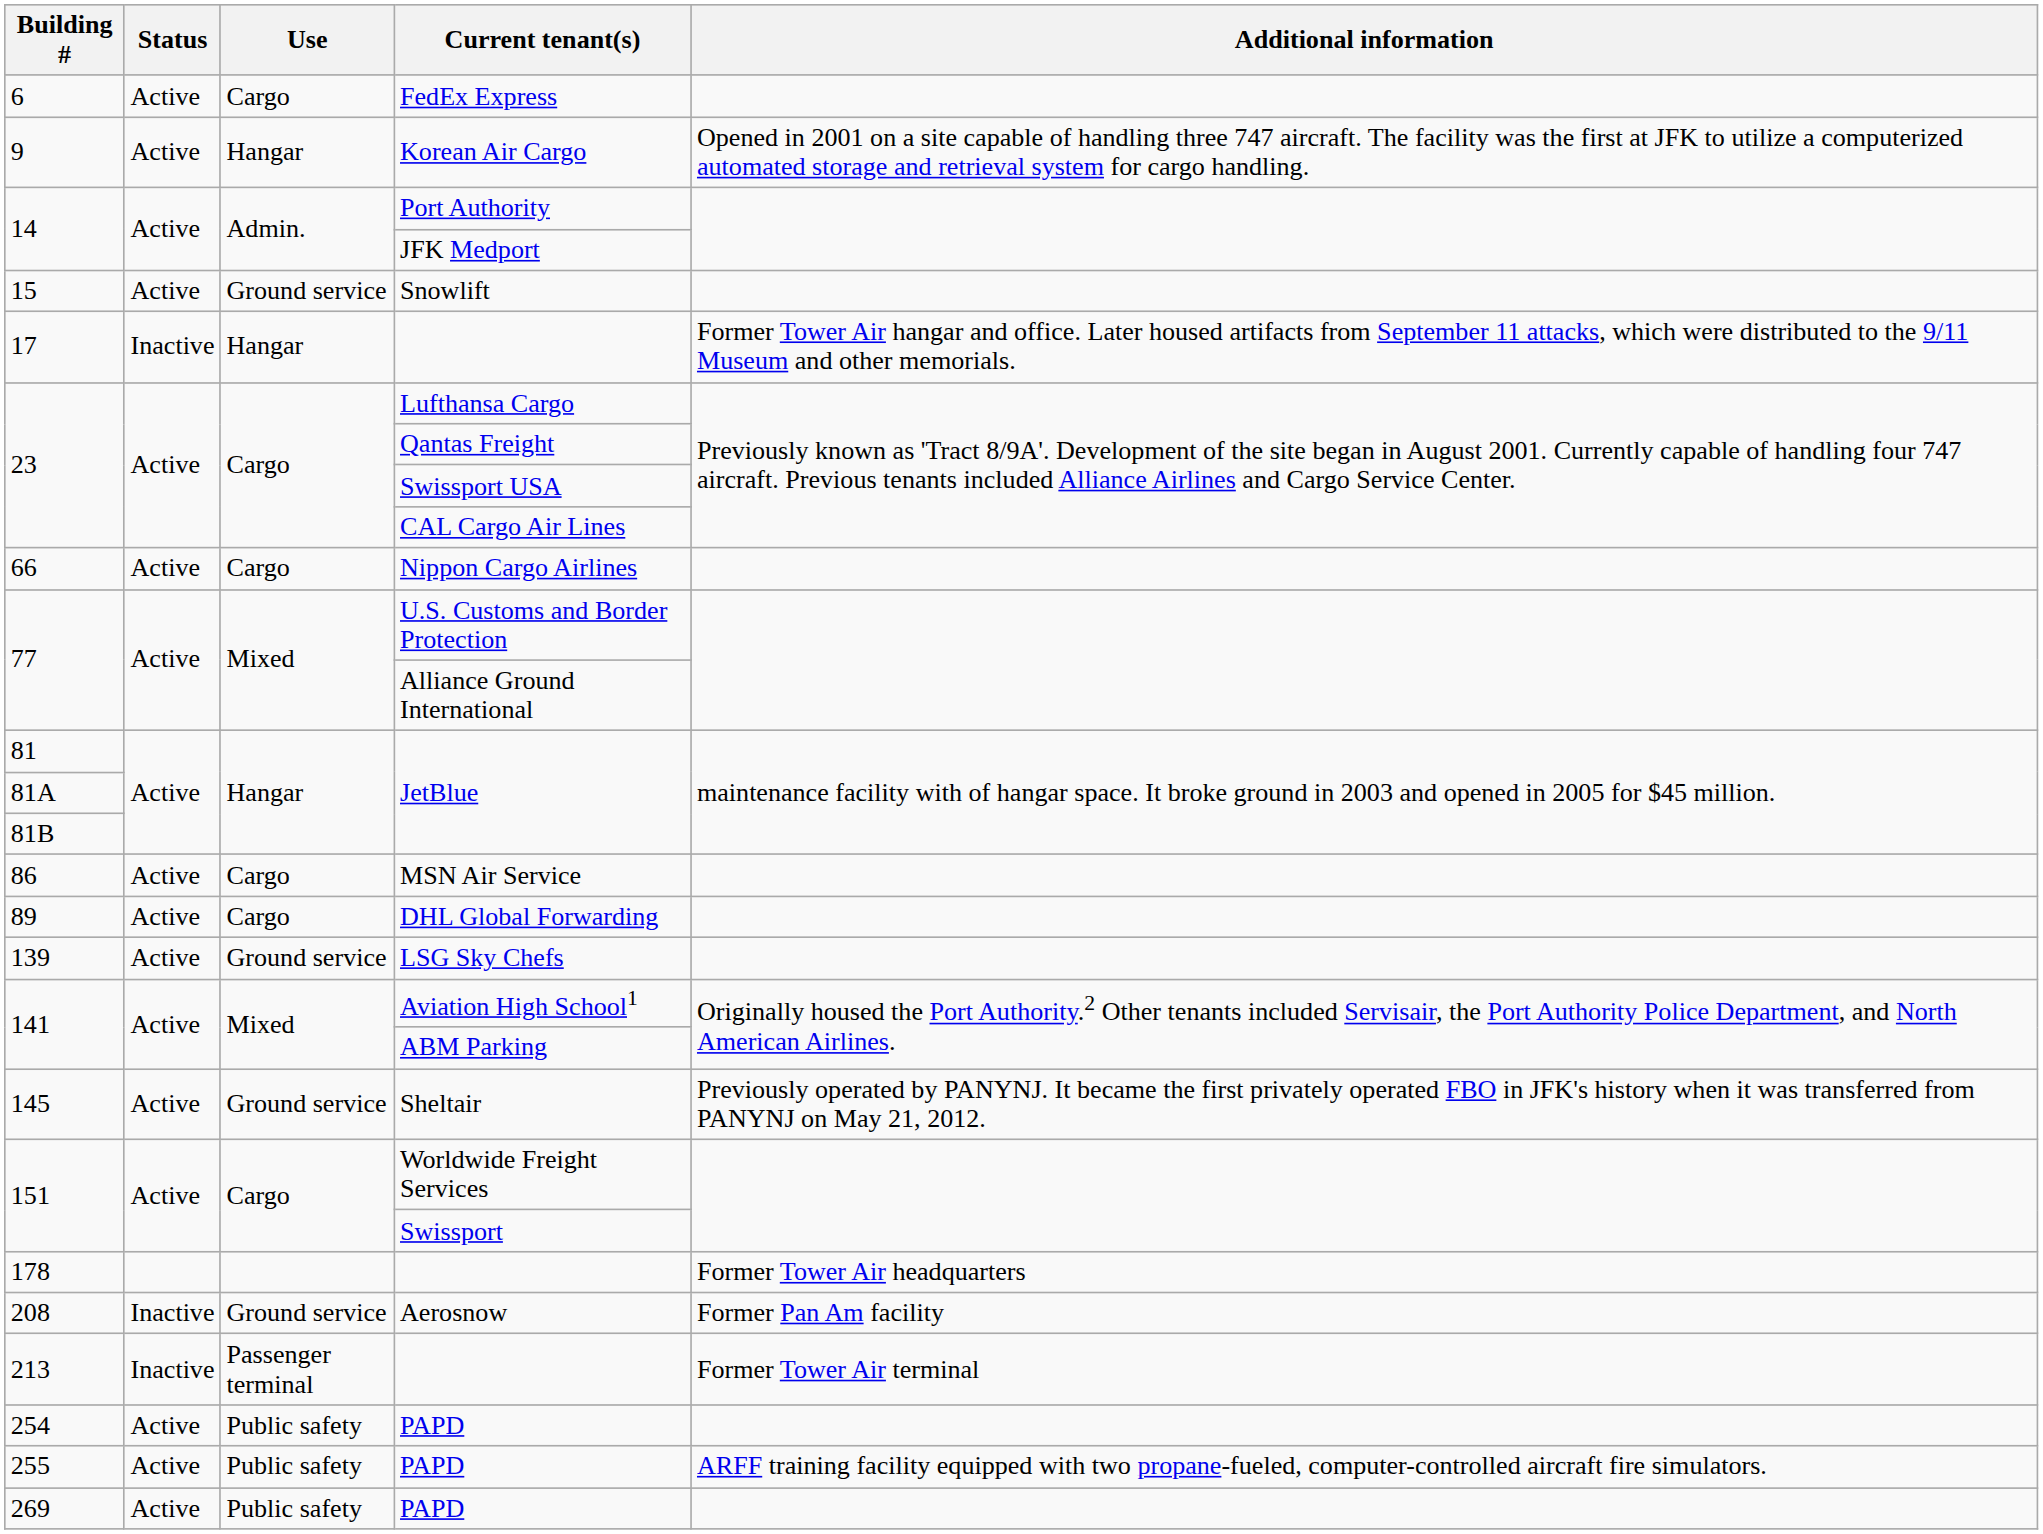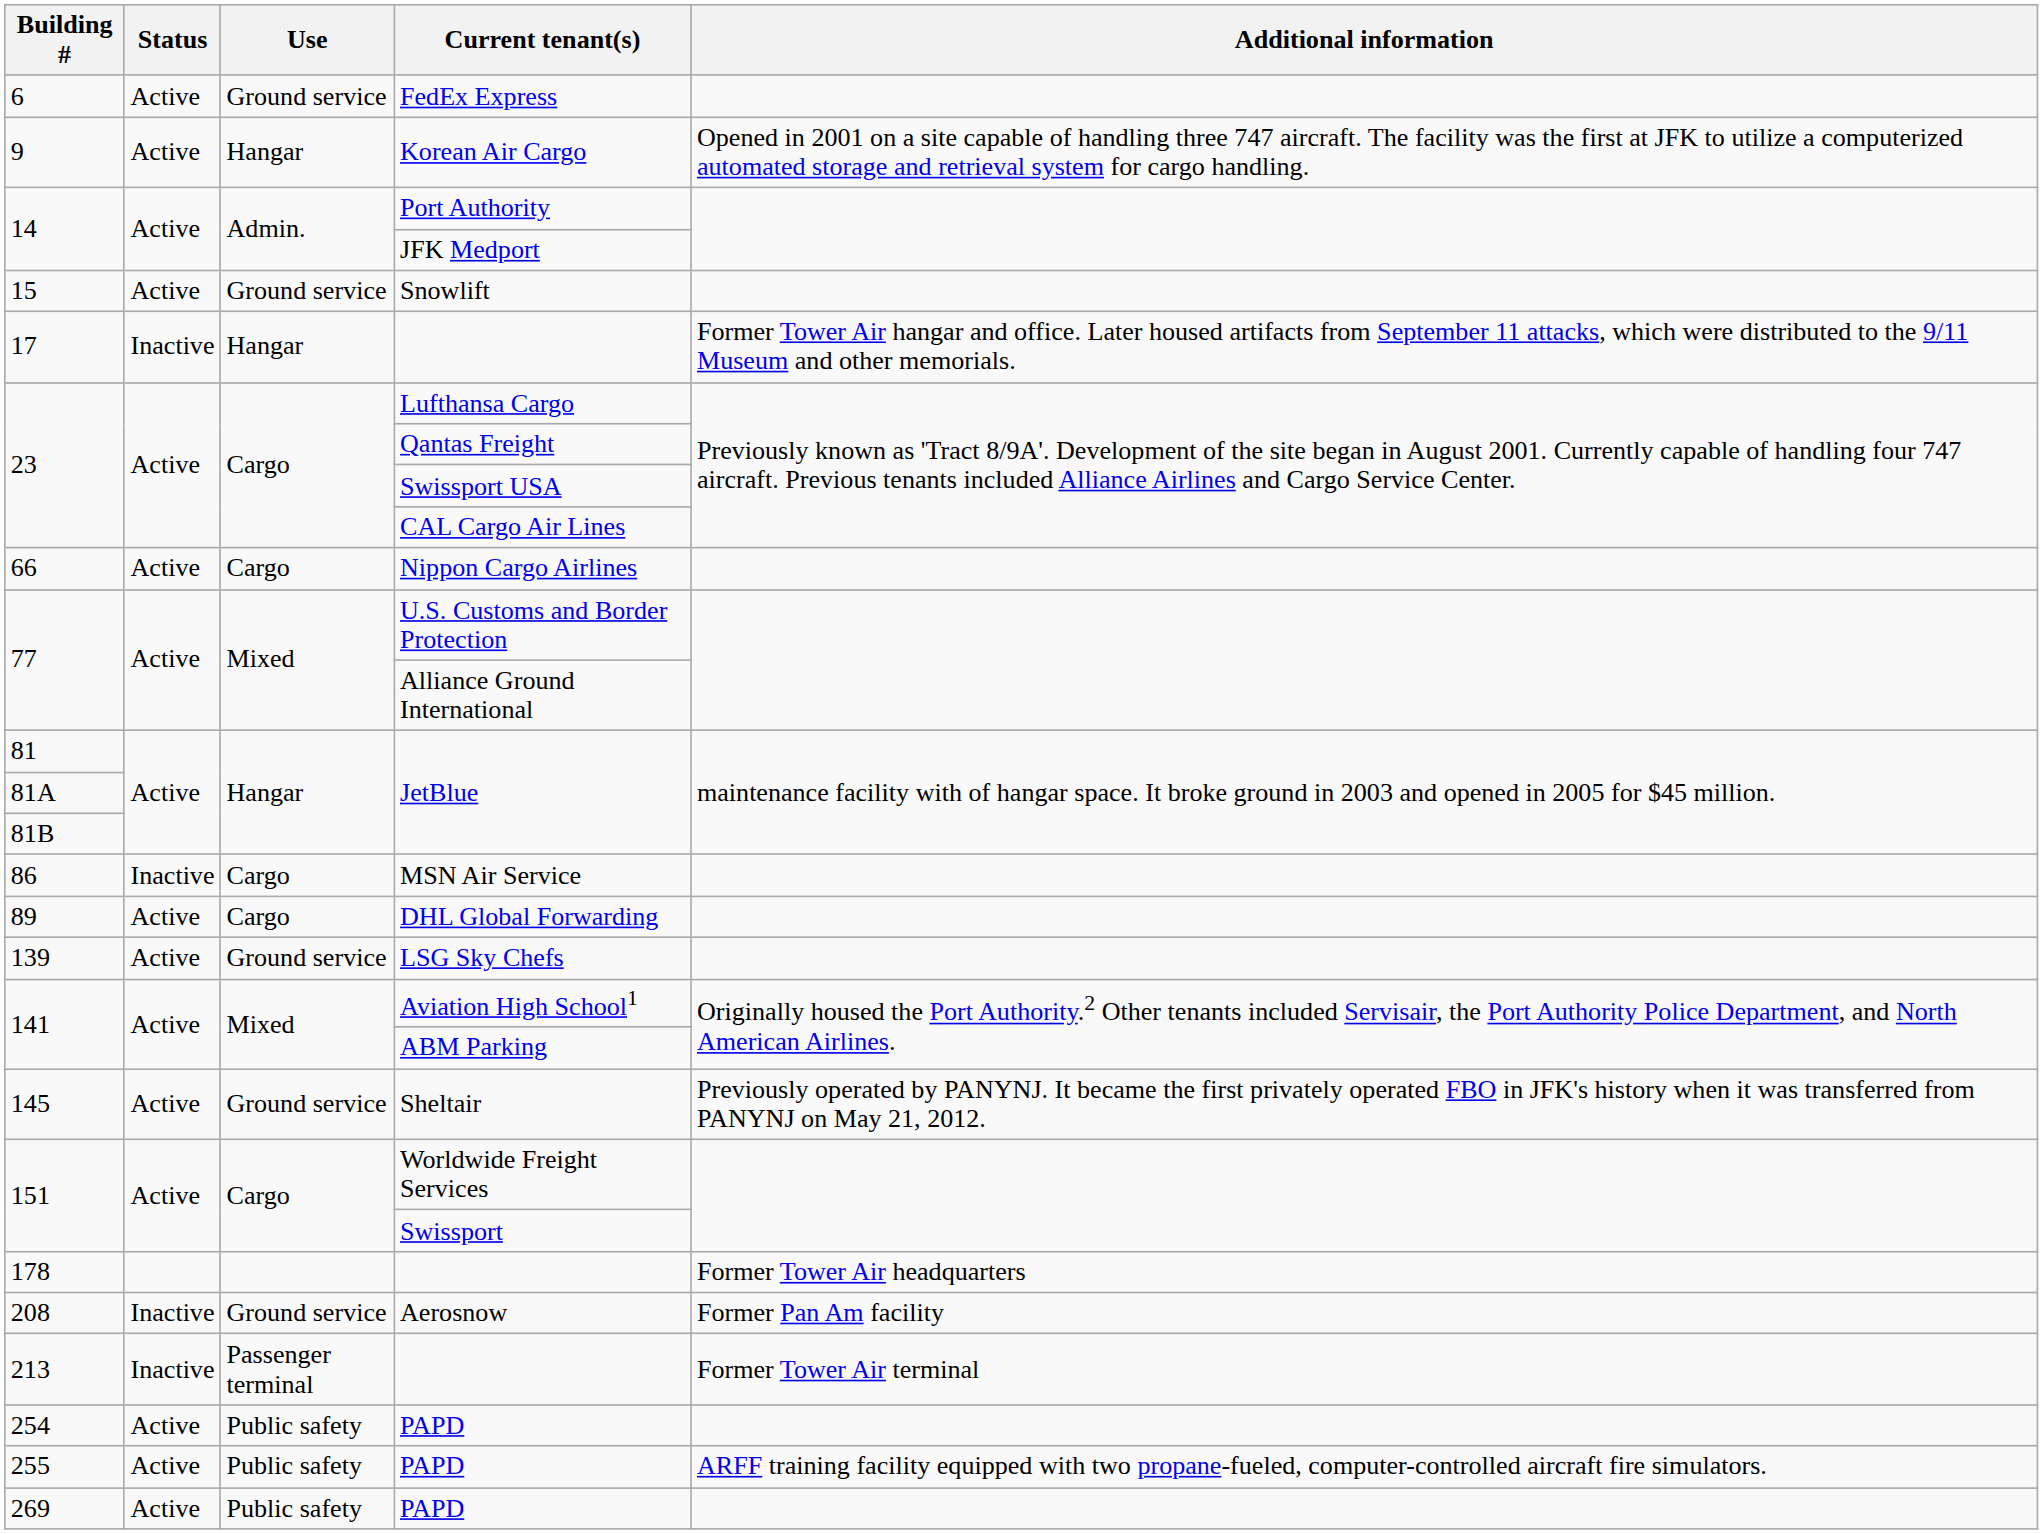(258, 95) Cargo -> (307, 95) Ground service
(165, 875) Active -> (173, 875) Inactive
